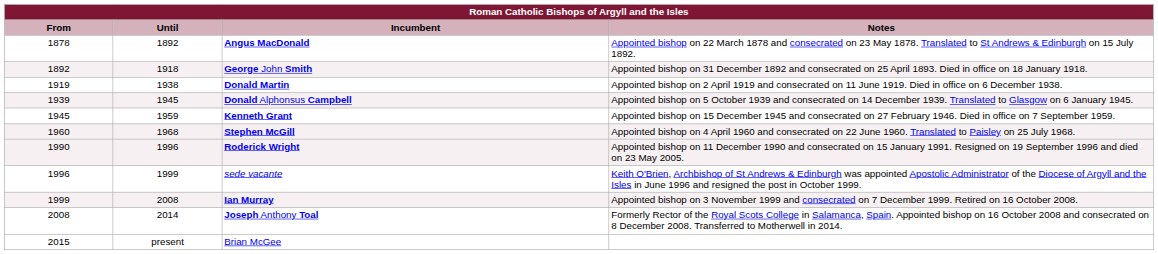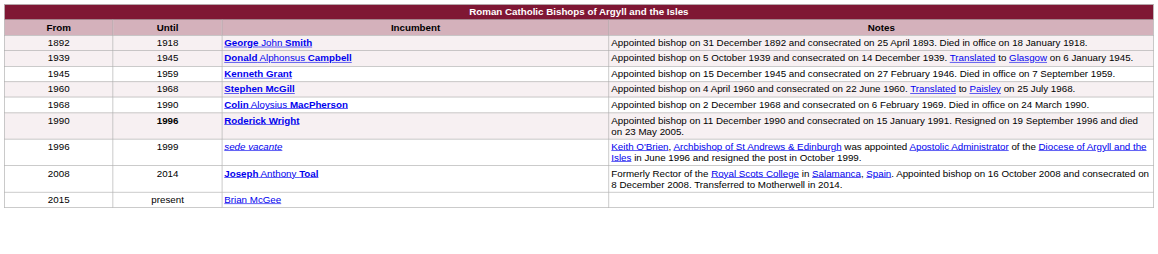- row: (267, 43)
- row: (257, 85)
+ row: (286, 105)
(168, 147) normal -> (168, 120) bold
- row: (249, 199)
